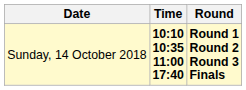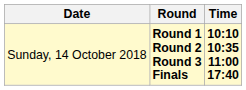columns swapped: (168, 14) <-> (214, 14)
